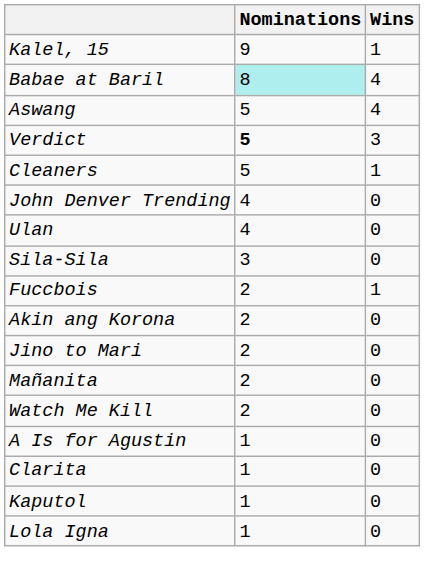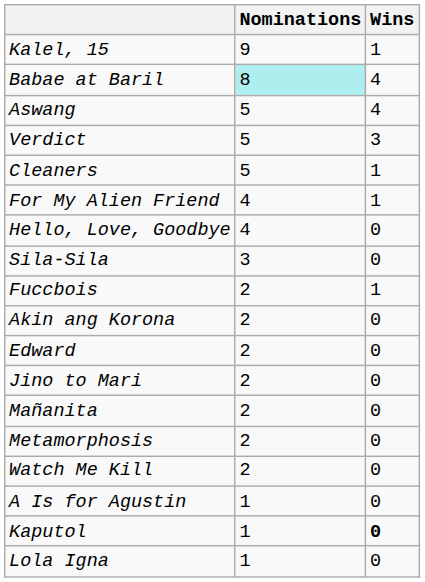(245, 140) bold -> (245, 140) normal
+ row: (114, 200)
+ row: (120, 230)
- row: (120, 200)
- row: (31, 230)
+ row: (42, 351)
+ row: (81, 441)
- row: (48, 471)
(376, 501) normal -> (376, 531) bold
